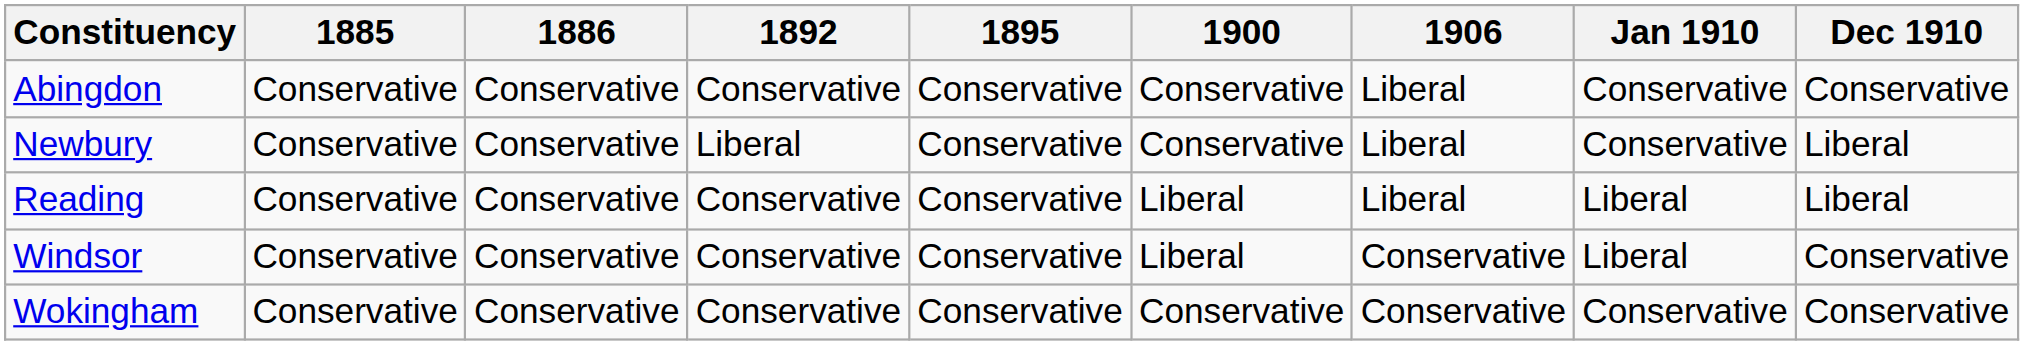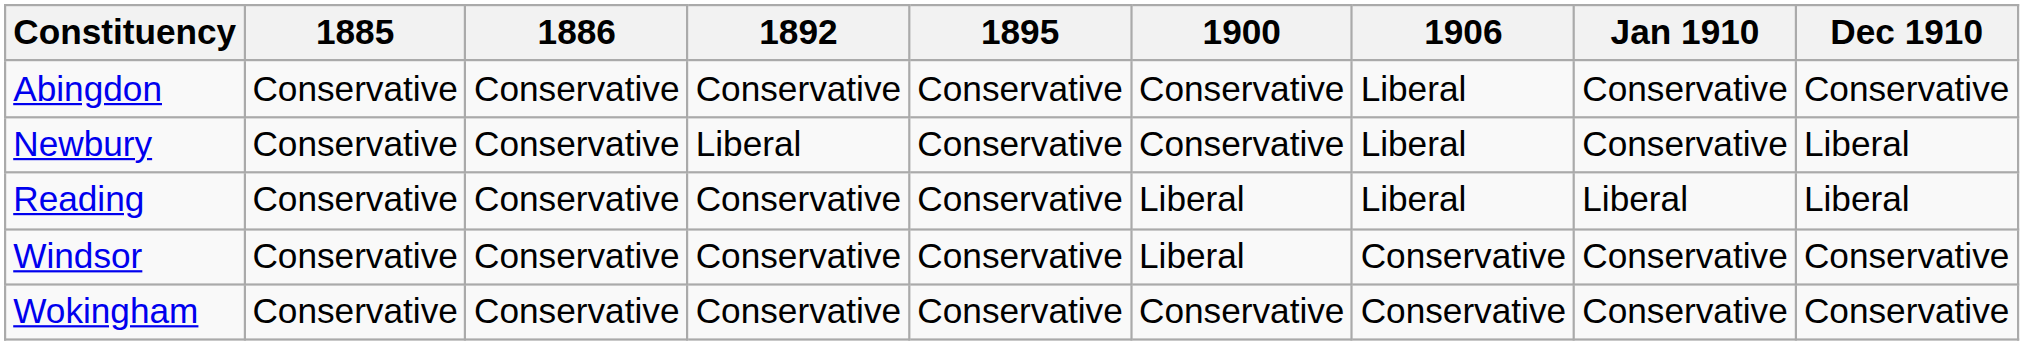(1635, 255) Liberal -> (1685, 255) Conservative
